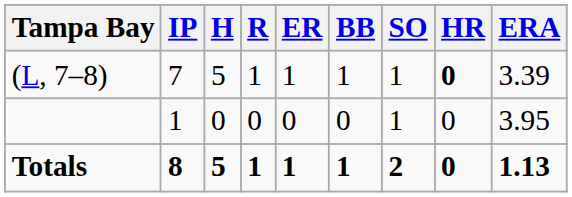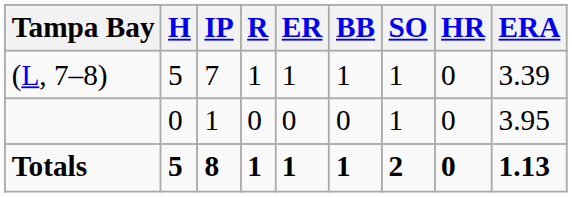columns swapped: (183, 27) <-> (222, 27)
(448, 74) bold -> (448, 74) normal
